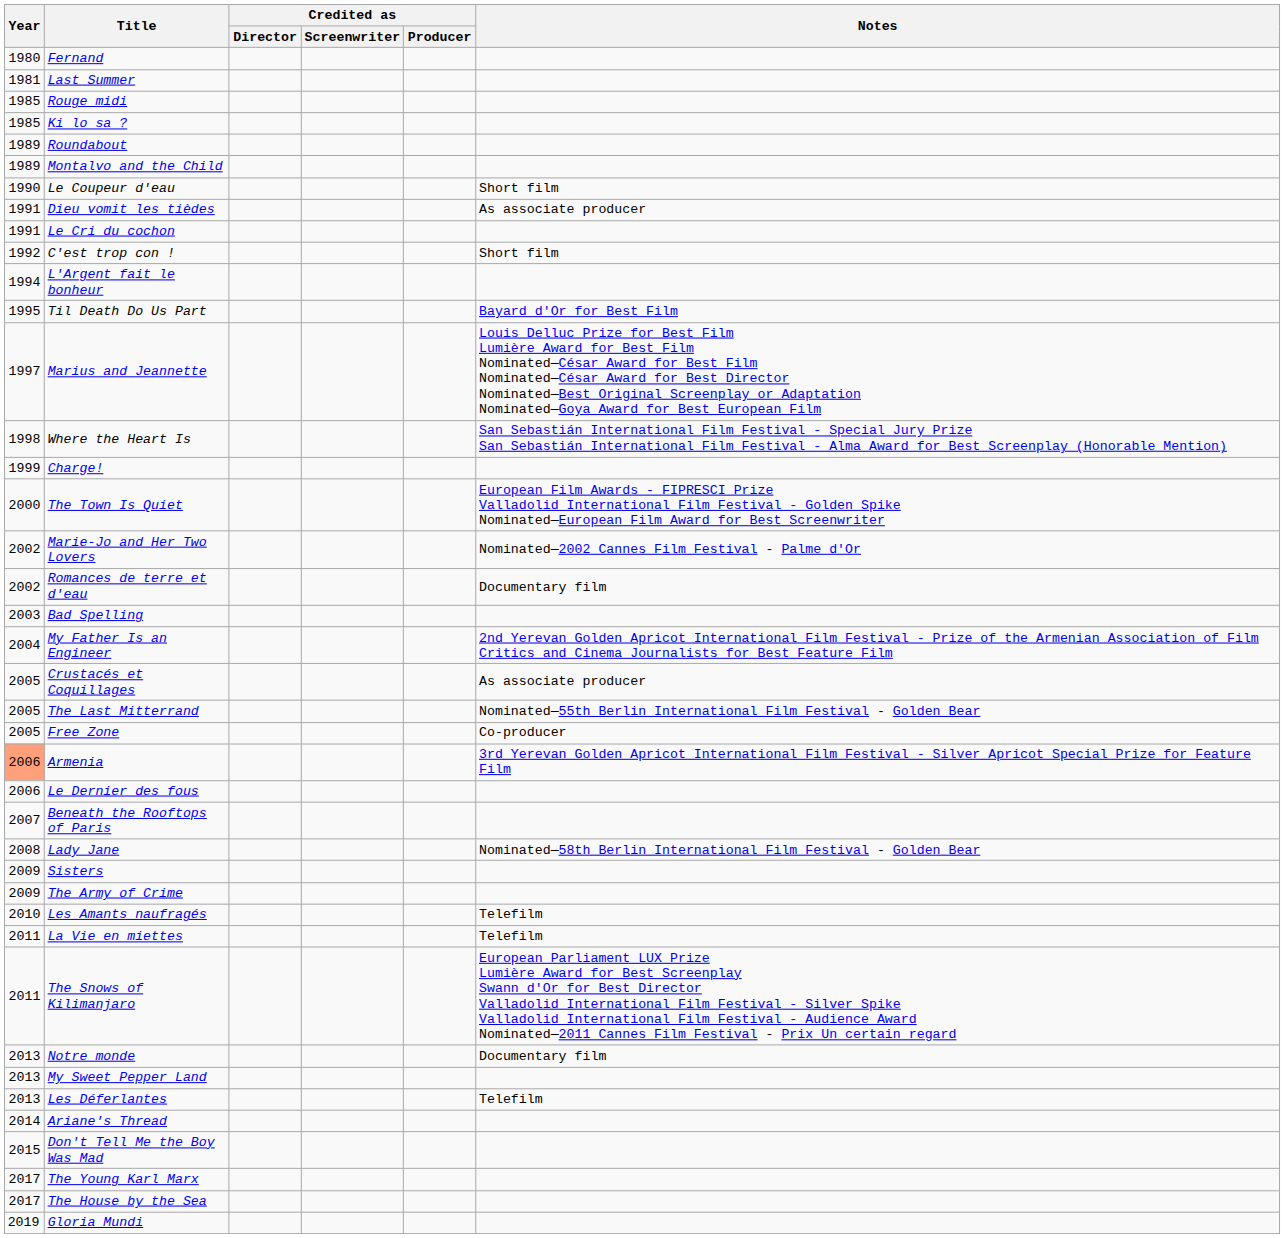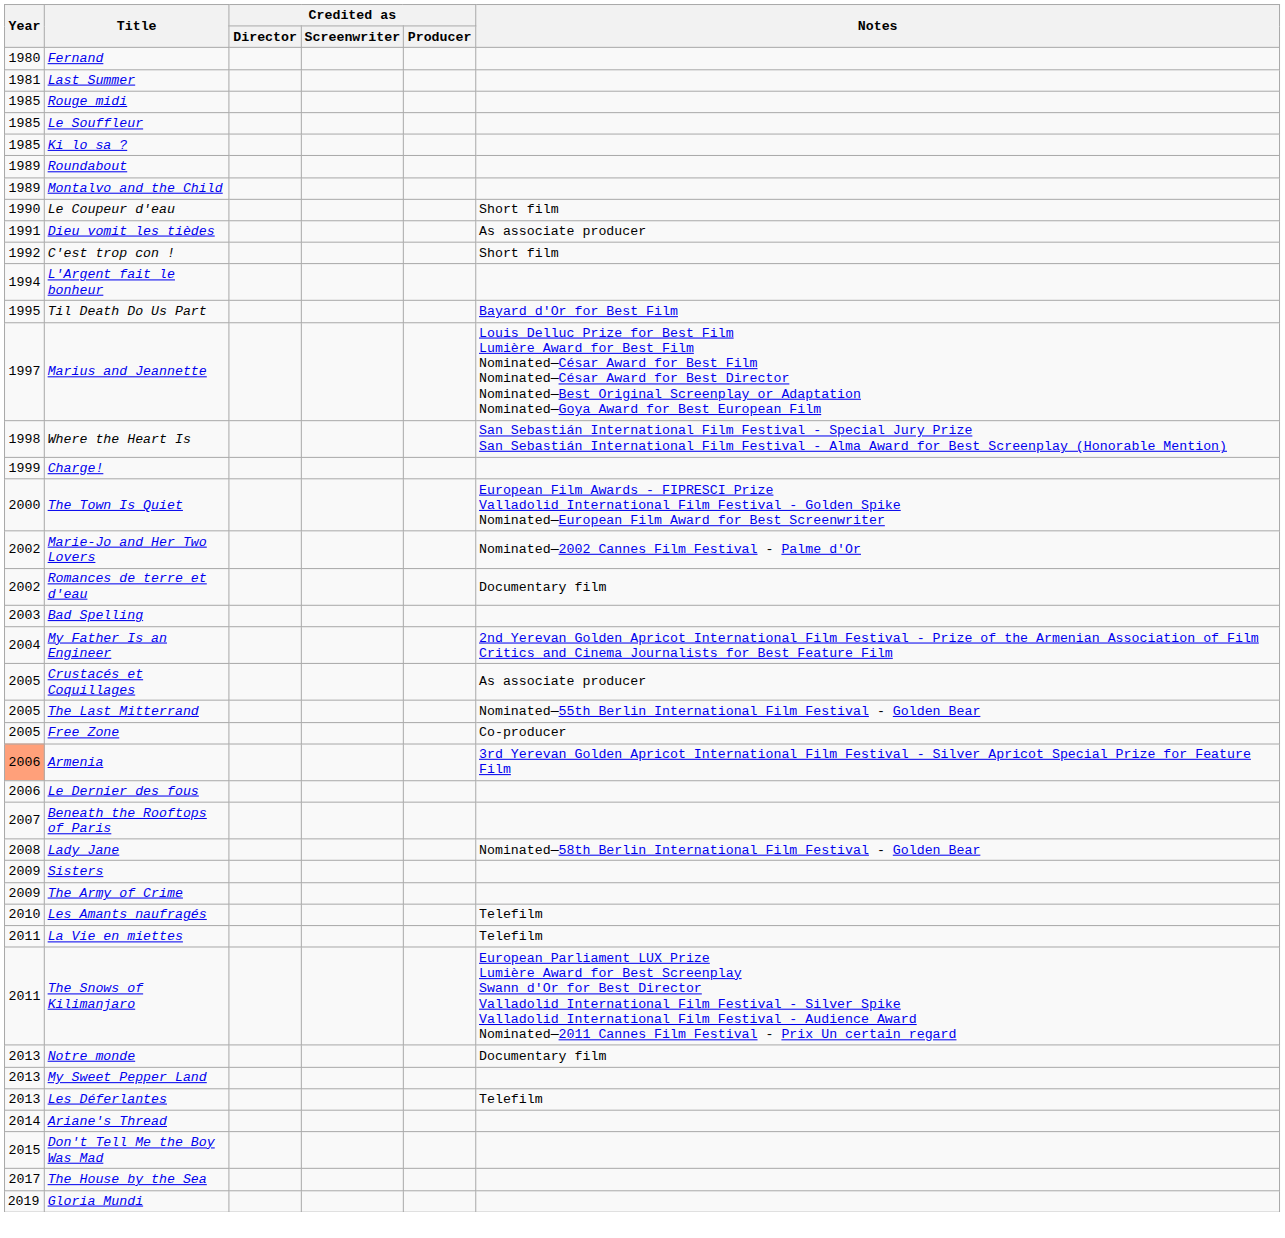+ row: (95, 123)
- row: (111, 231)
- row: (123, 1179)
